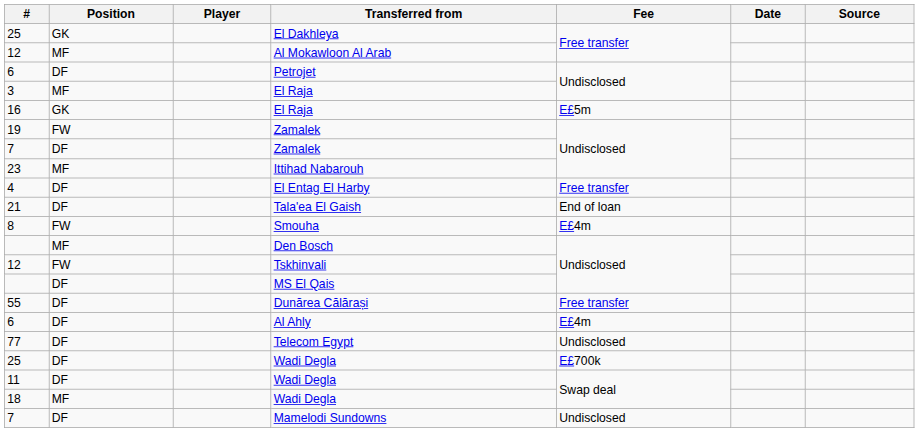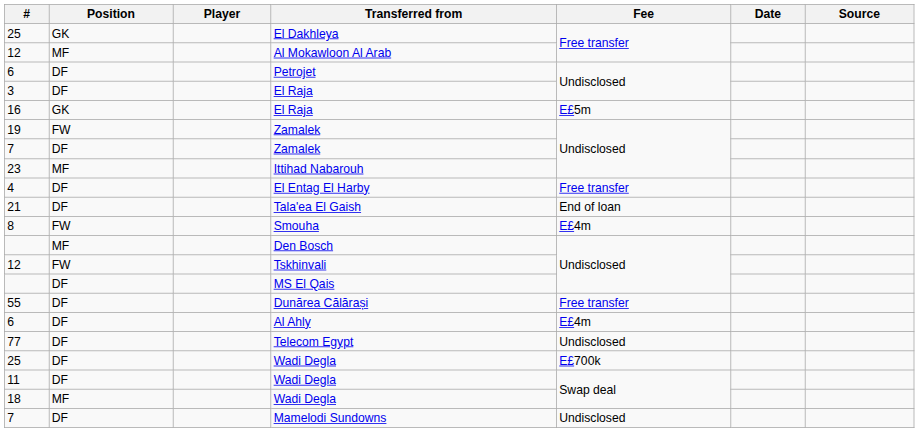(60, 91) MF -> (60, 91) DF
